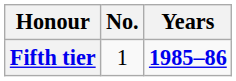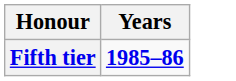- column: (122, 22)
